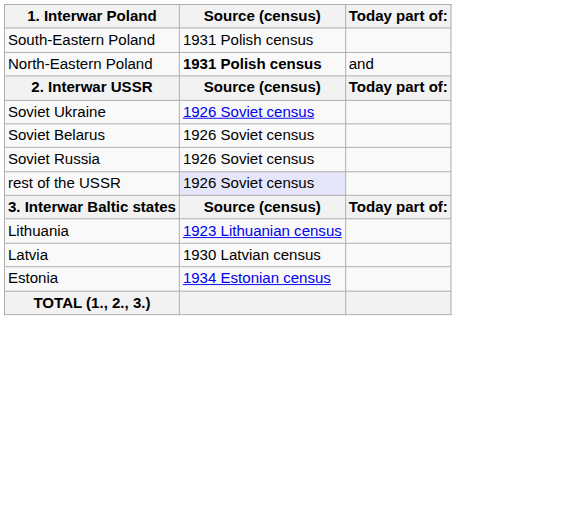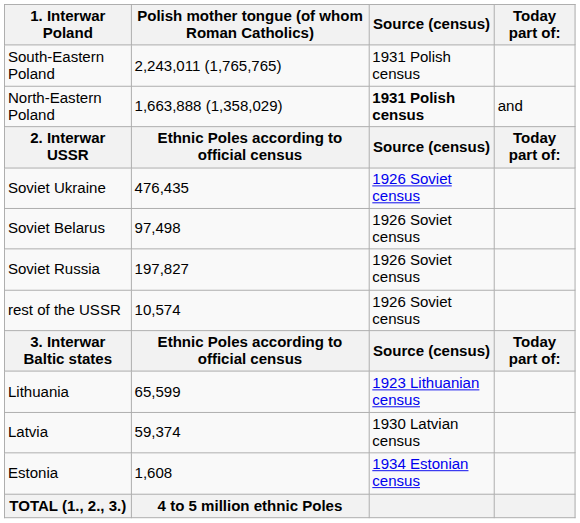+ column: (250, 24)
(249, 183) lavender background -> (412, 310) no background
